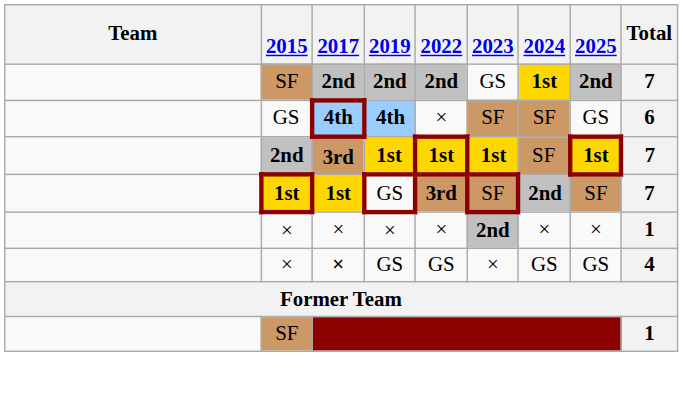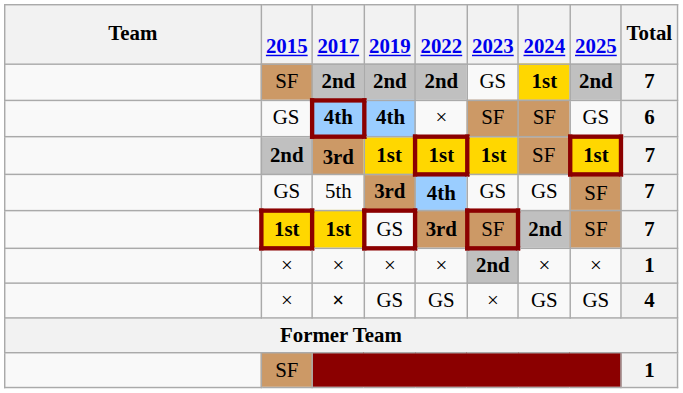+ row: (338, 192)
